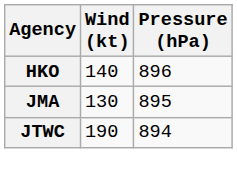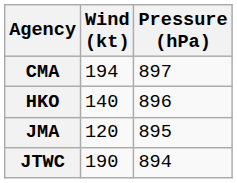+ row: (43, 72)
(102, 102) 130 -> (102, 132) 120
